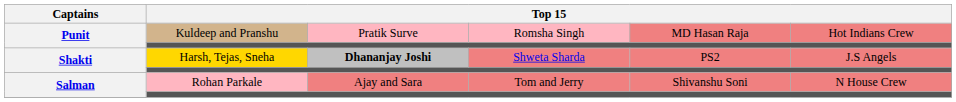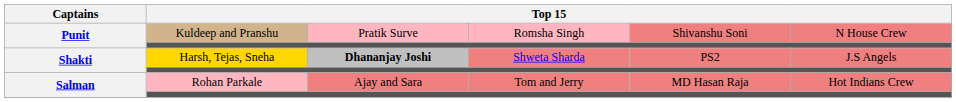(710, 33) MD Hasan Raja -> (710, 33) Shivanshu Soni
(871, 33) Hot Indians Crew -> (871, 33) N House Crew
(710, 82) Shivanshu Soni -> (710, 82) MD Hasan Raja
(871, 82) N House Crew -> (871, 82) Hot Indians Crew
